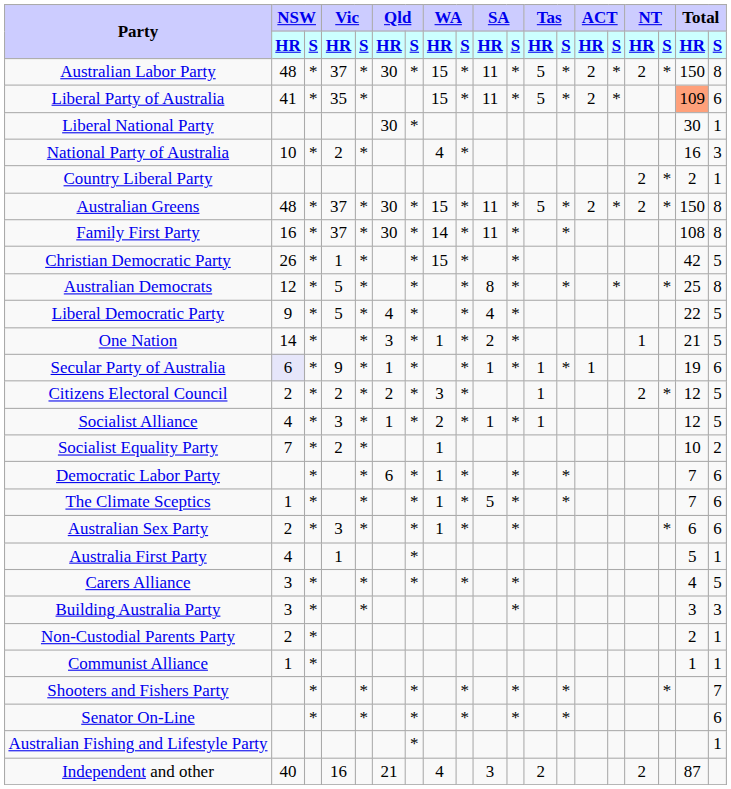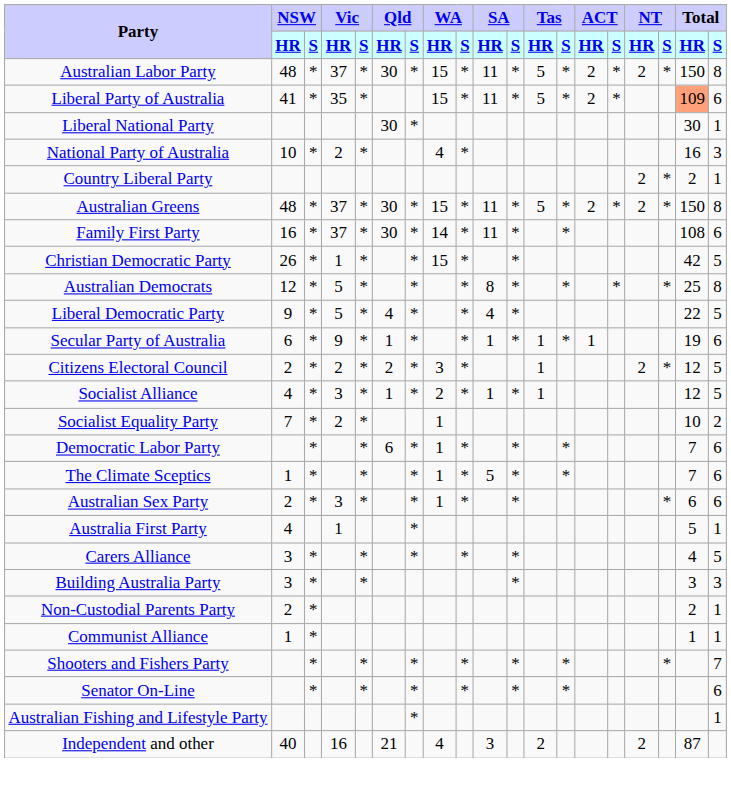(717, 233) 8 -> (717, 233) 6
- row: (138, 340)
(288, 367) lavender background -> (288, 340) no background
